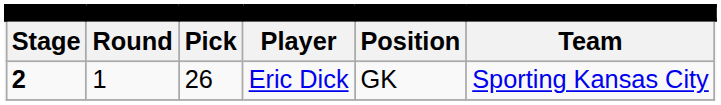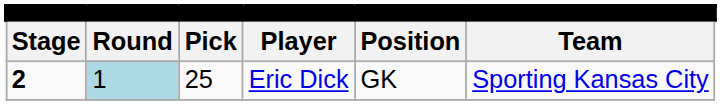(100, 81) no background -> (100, 81) lightblue background
(199, 81) 26 -> (199, 81) 25
